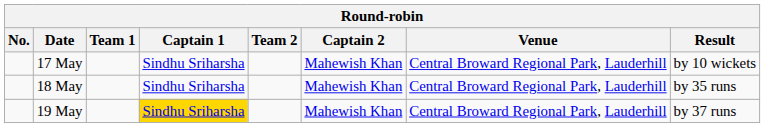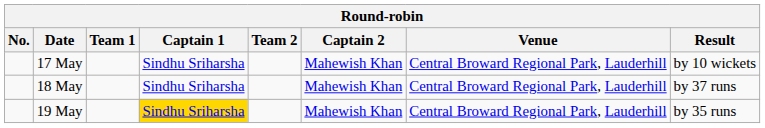(705, 87) by 35 runs -> (705, 87) by 37 runs
(705, 110) by 37 runs -> (705, 110) by 35 runs
